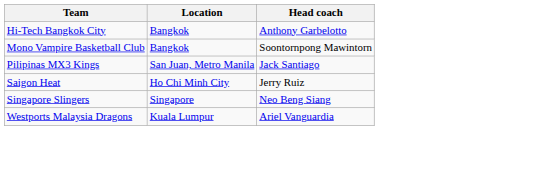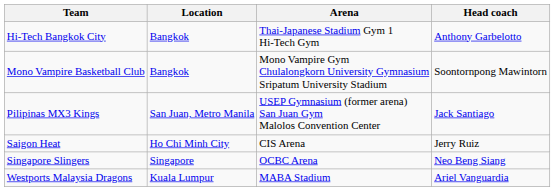+ column: (344, 13)
